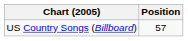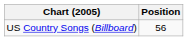(161, 28) 57 -> (161, 28) 56
